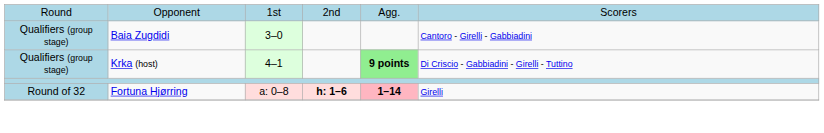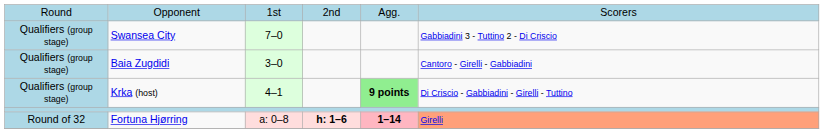+ row: (143, 35)
(432, 92) no background -> (432, 121) lightsalmon background
